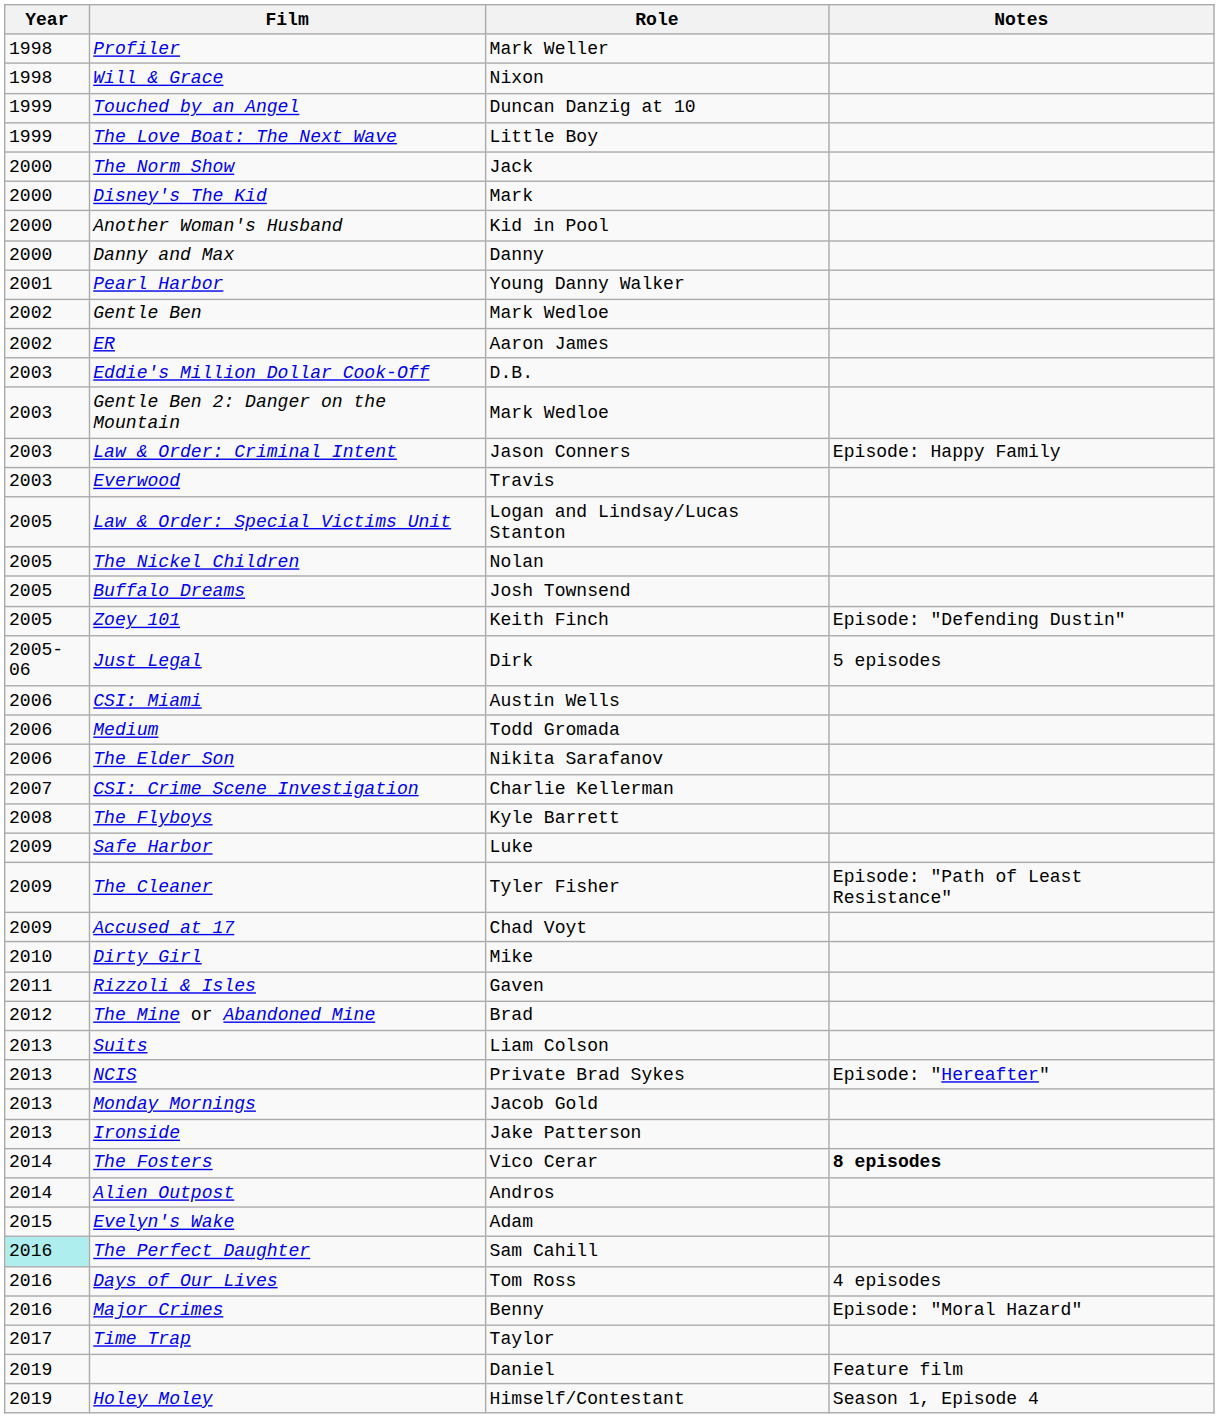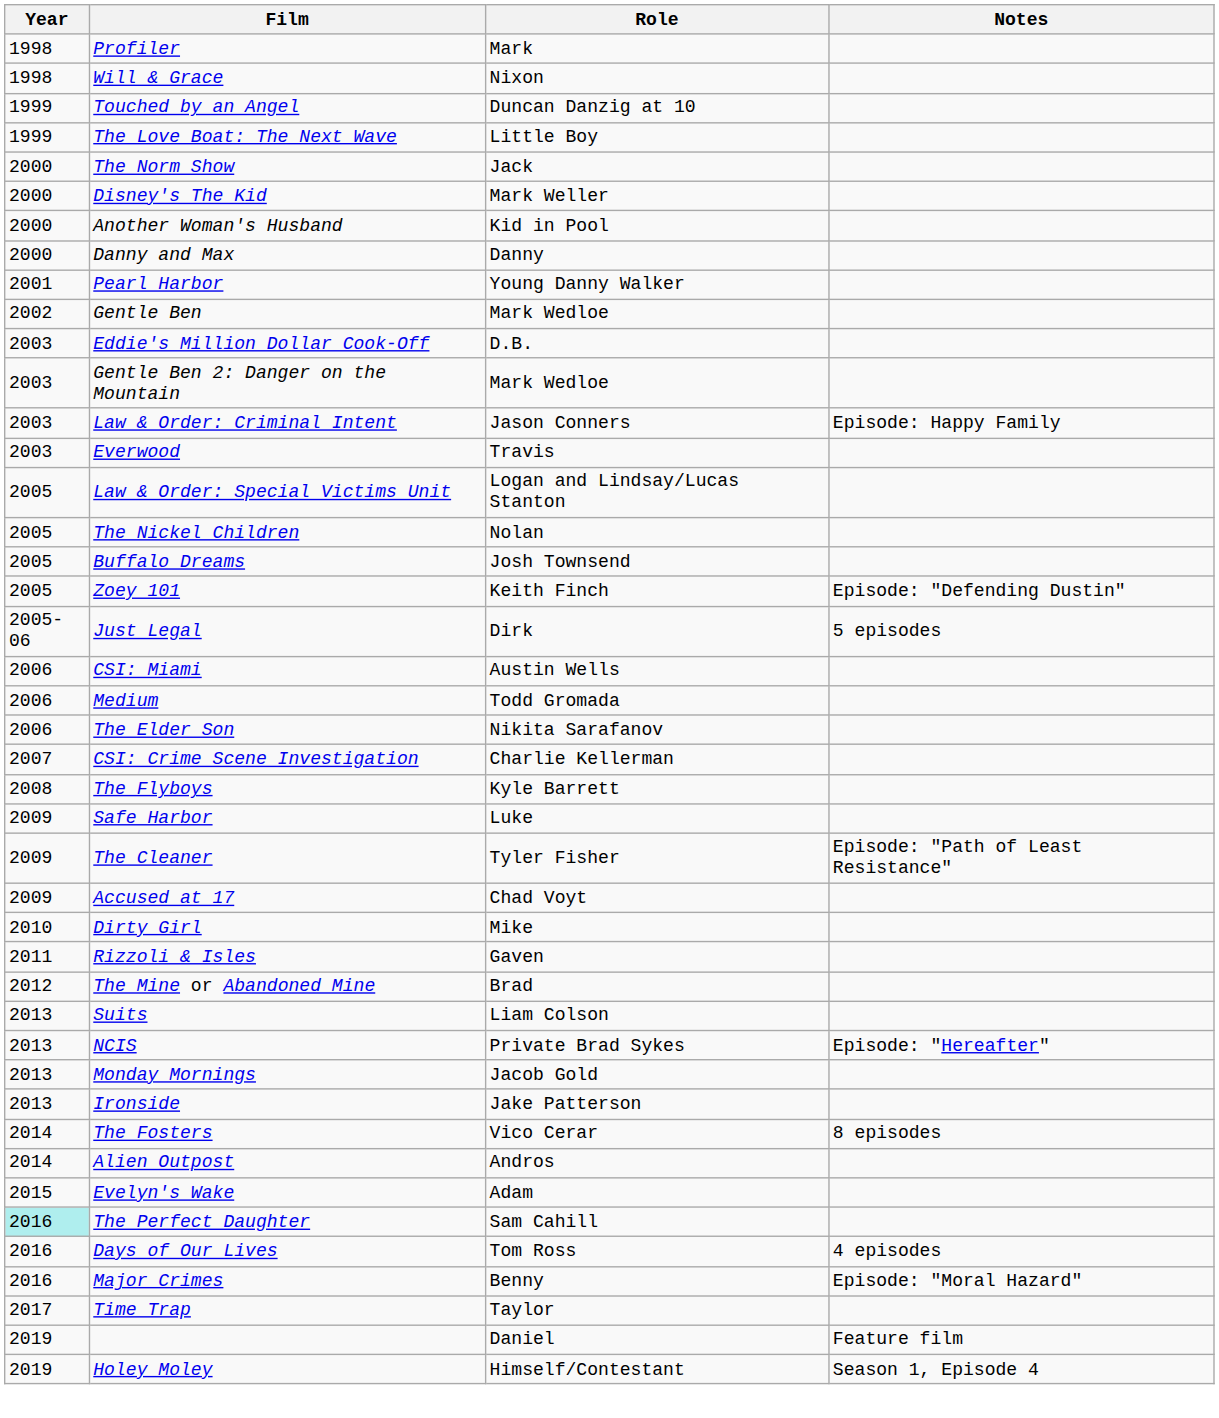(549, 49) Mark Weller -> (511, 49) Mark
(511, 196) Mark -> (549, 196) Mark Weller
- row: (104, 343)
(887, 1163) bold -> (887, 1134) normal
